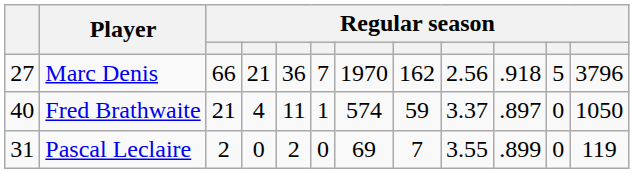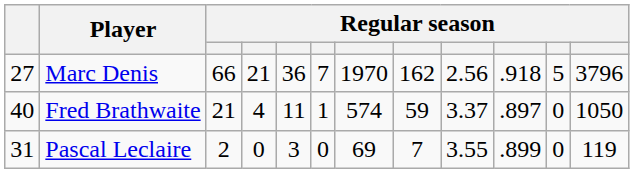(294, 148) 2 -> (294, 148) 3
